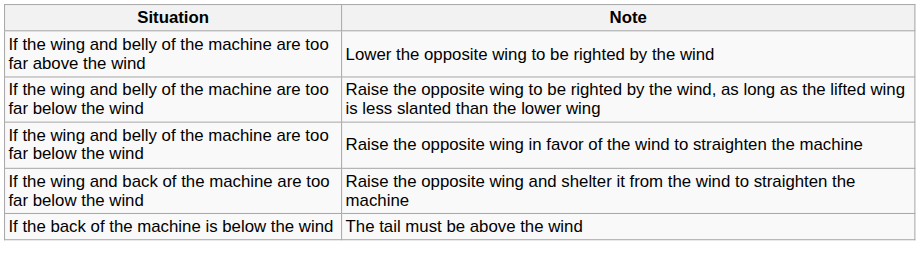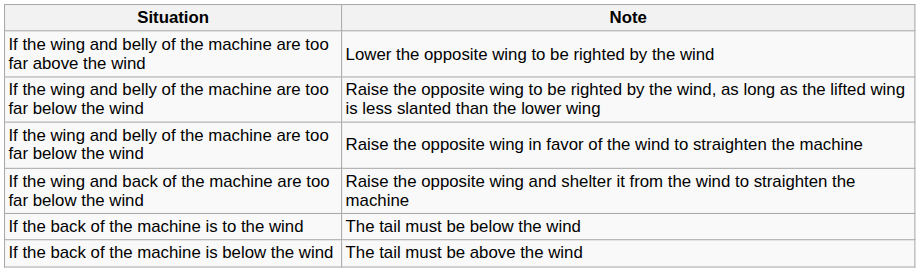+ row: (463, 226)
